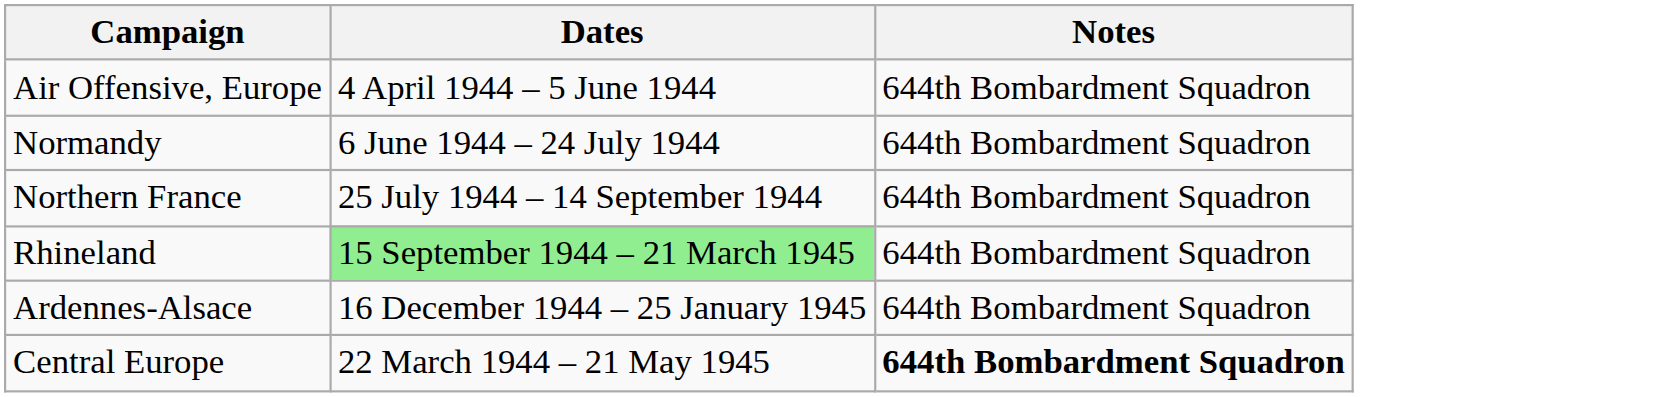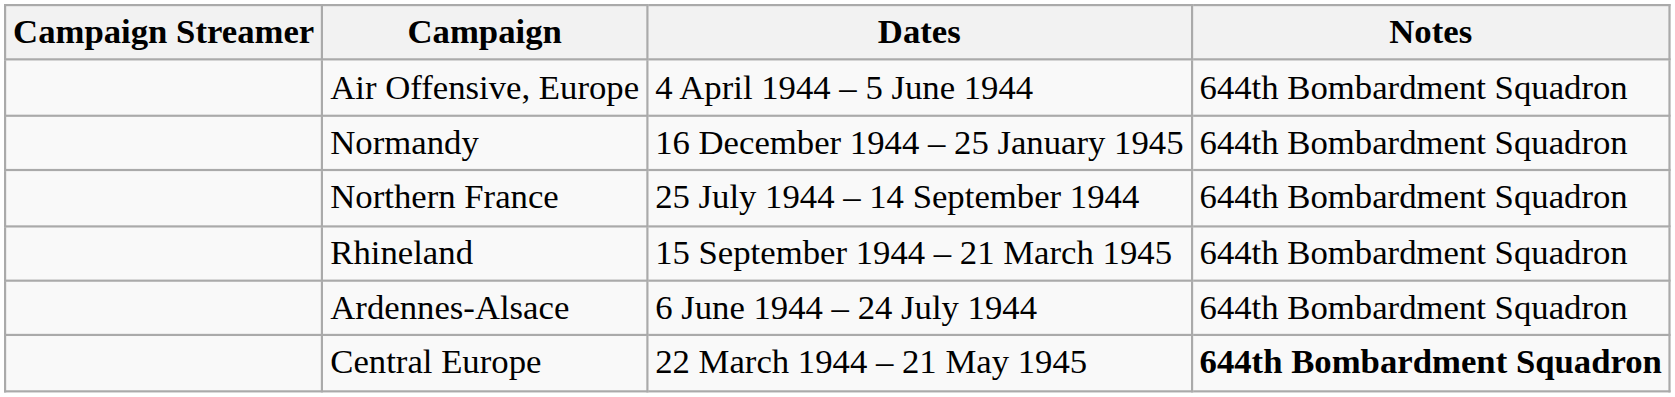+ column: (164, 32)
(529, 142) 6 June 1944 – 24 July 1944 -> (919, 142) 16 December 1944 – 25 January 1945
(596, 252) lightgreen background -> (914, 252) no background
(602, 307) 16 December 1944 – 25 January 1945 -> (846, 307) 6 June 1944 – 24 July 1944
